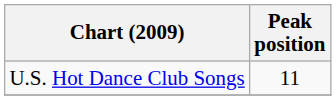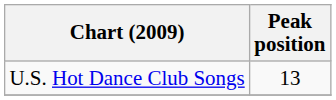(290, 77) 11 -> (290, 77) 13
